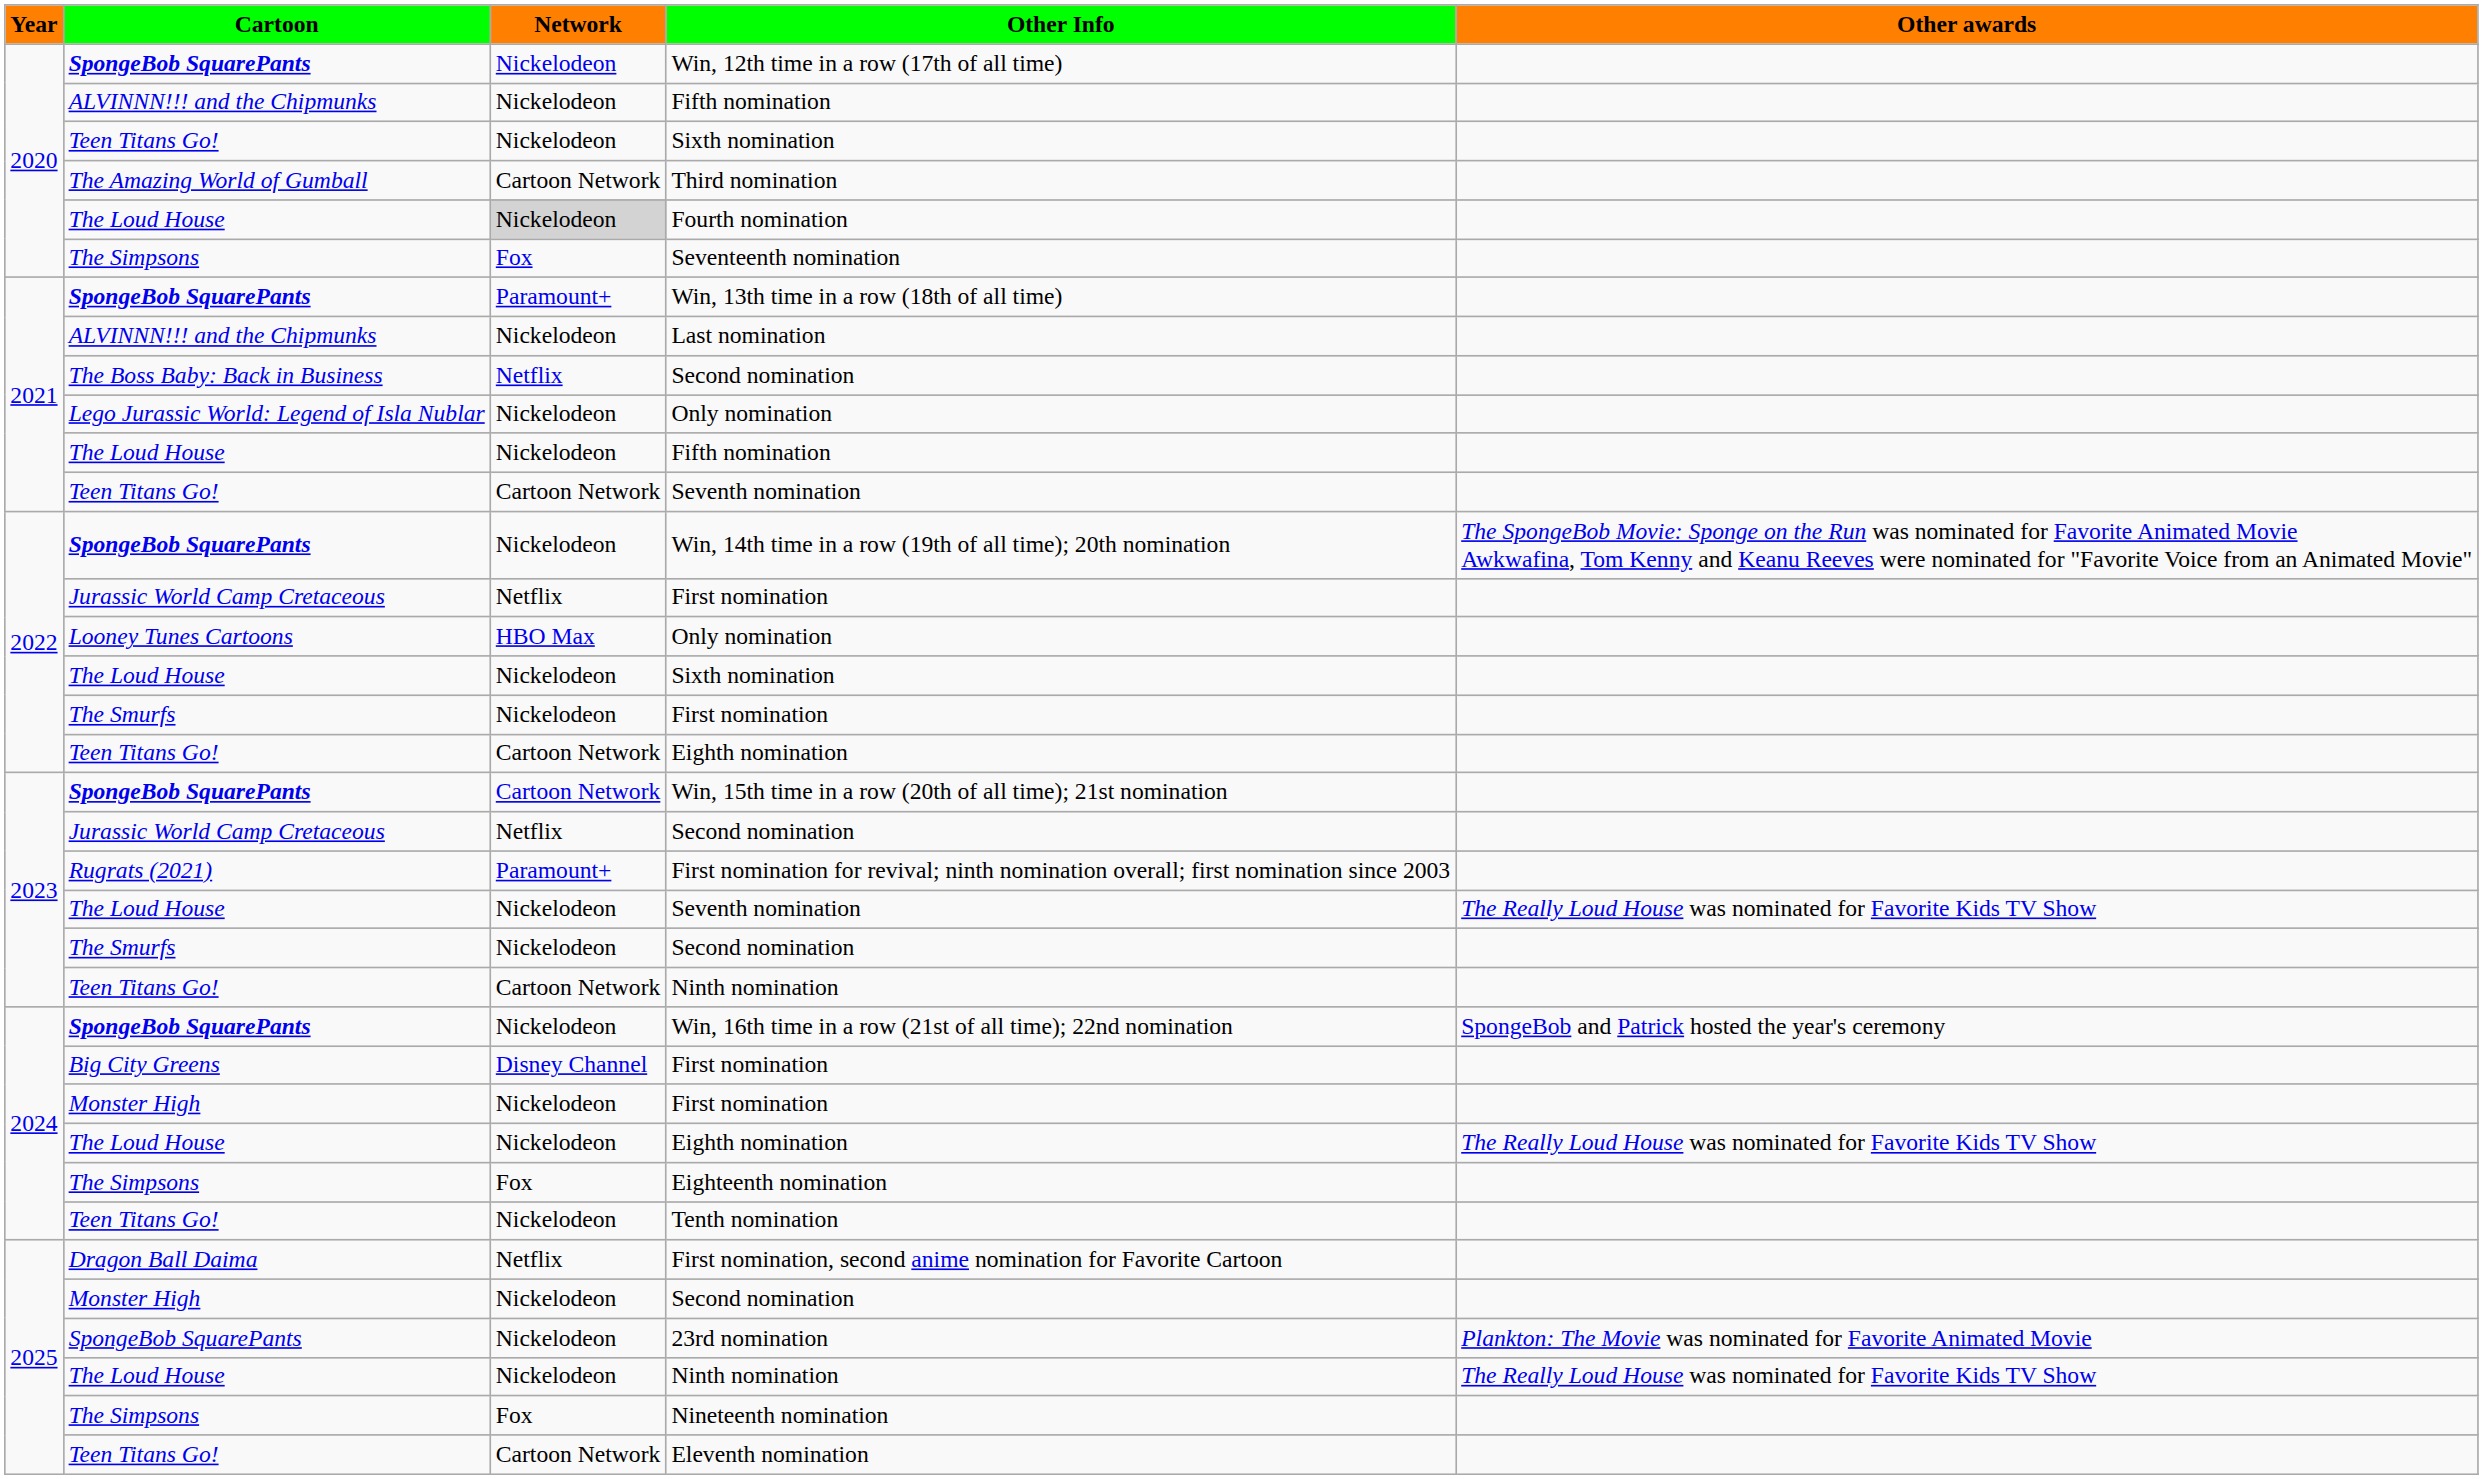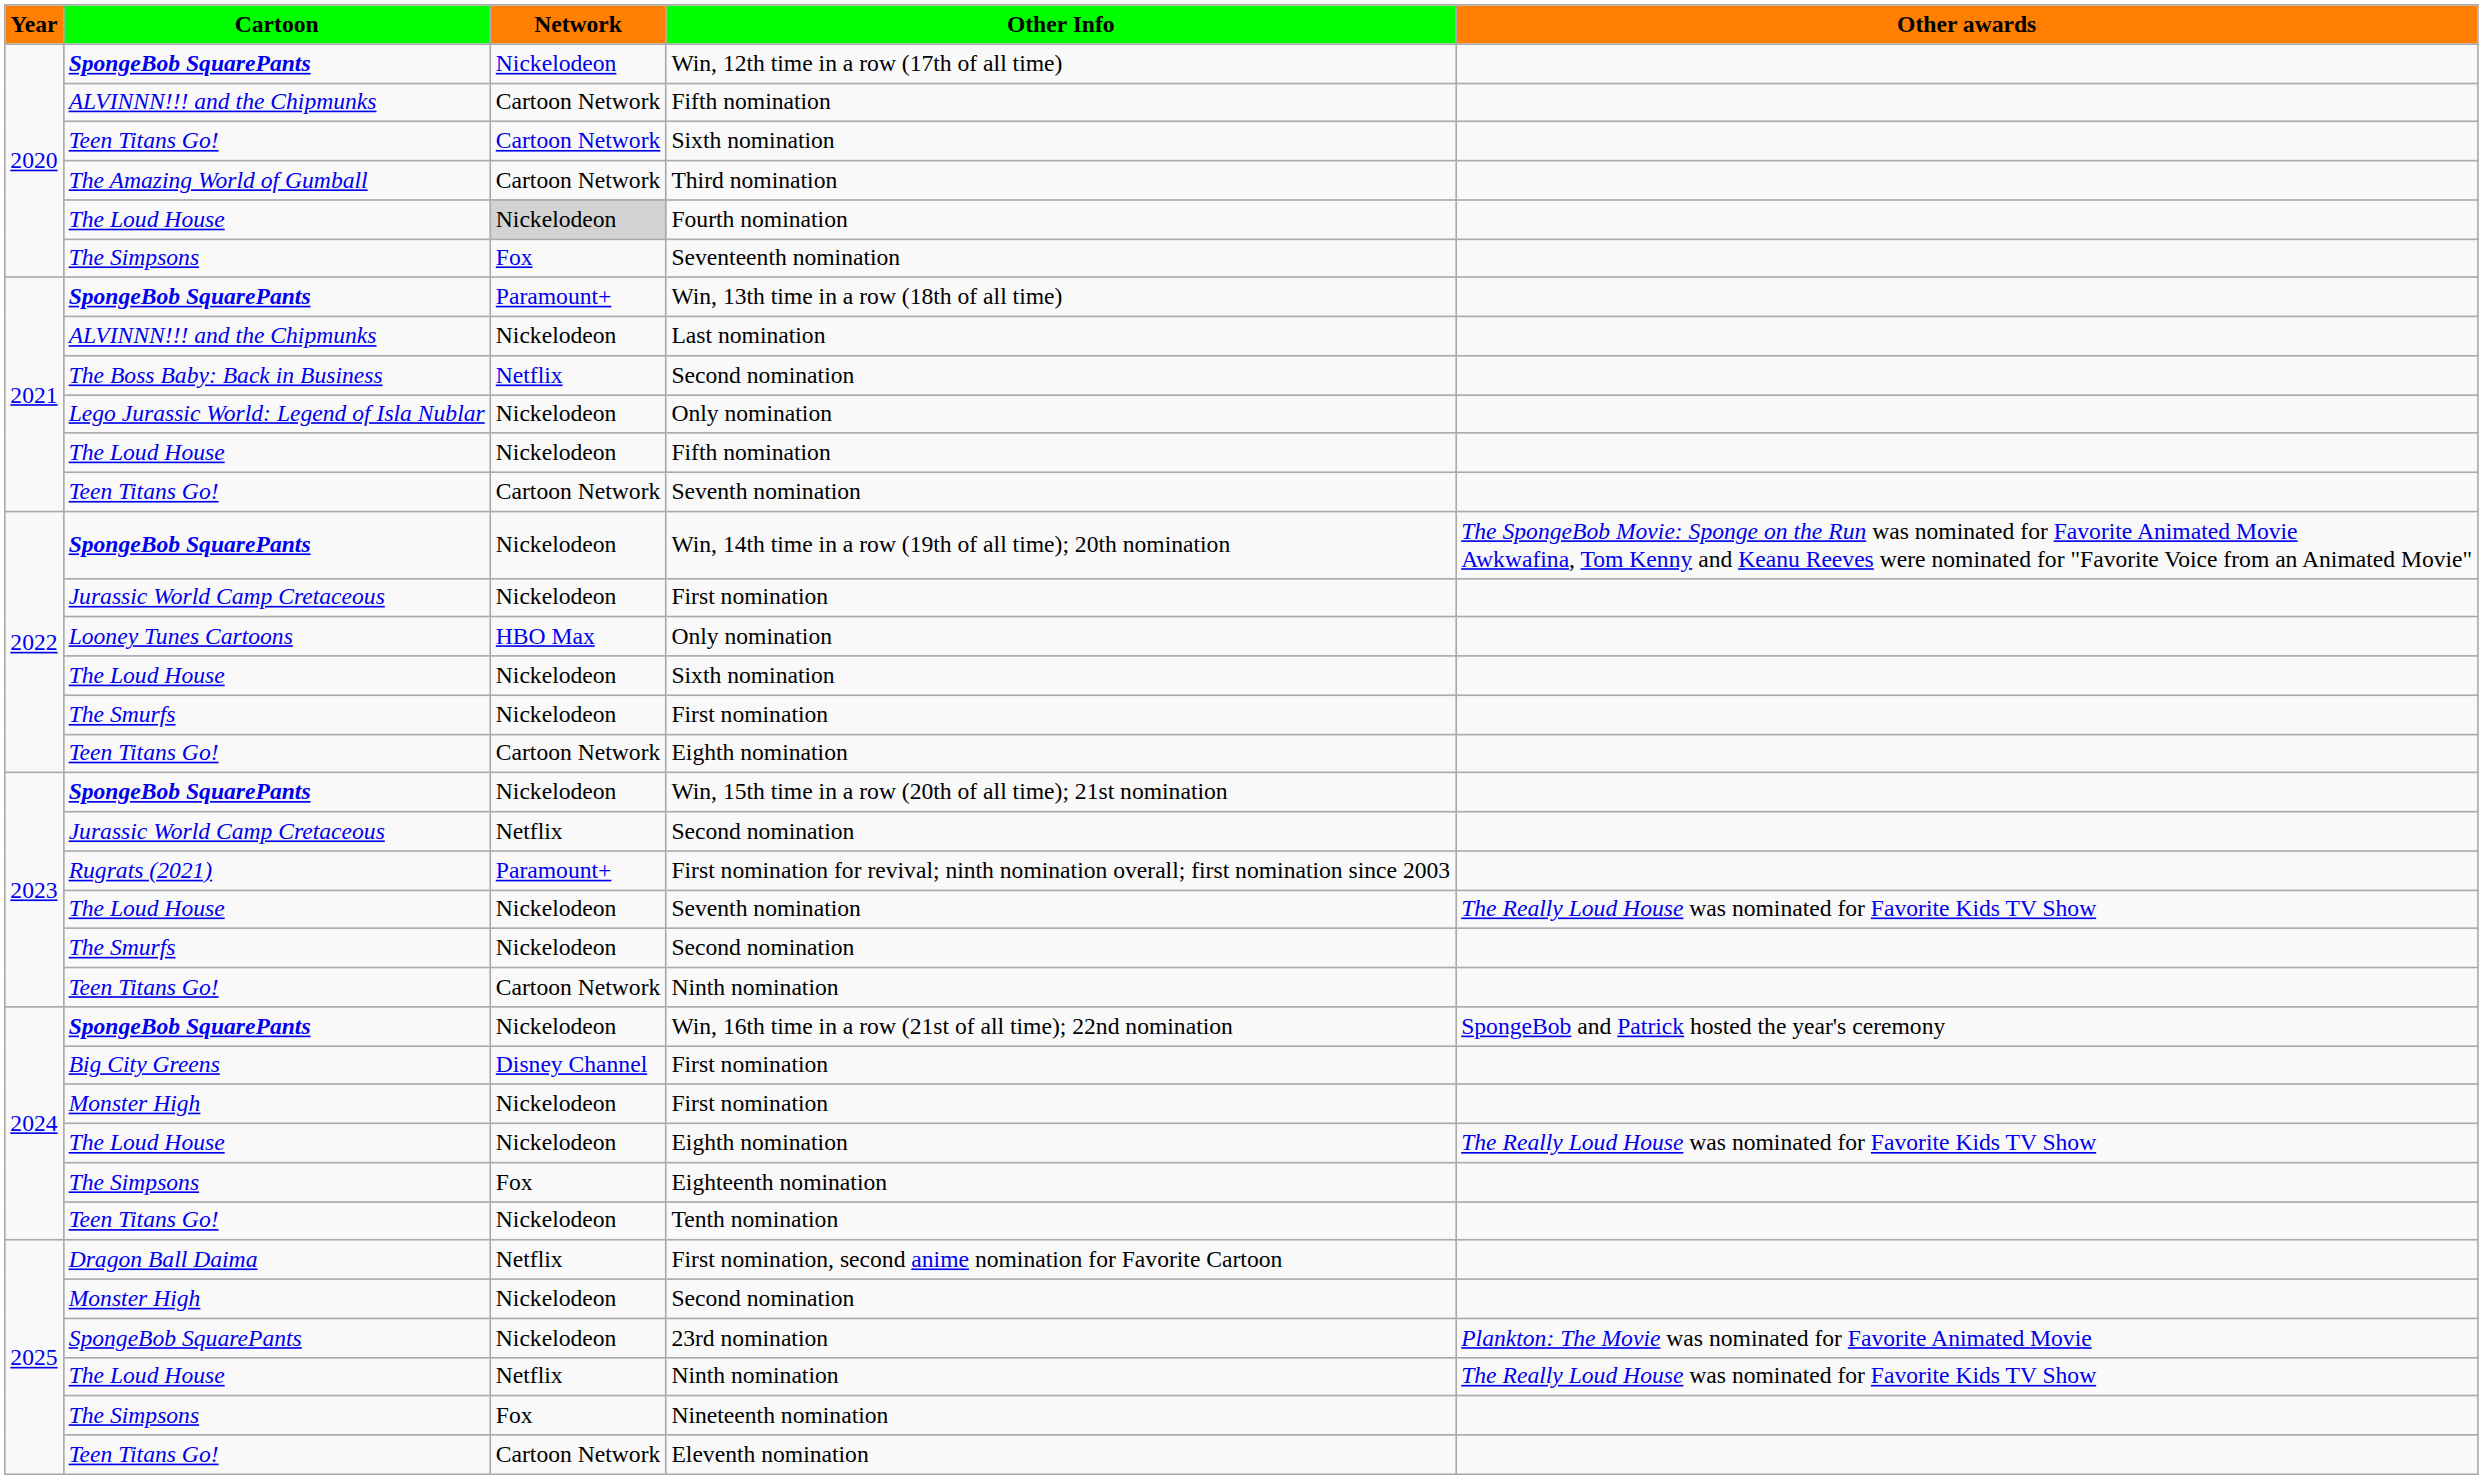(556, 102) Nickelodeon -> (578, 102) Cartoon Network
(556, 141) Nickelodeon -> (578, 141) Cartoon Network
(529, 597) Netflix -> (556, 597) Nickelodeon
(578, 792) Cartoon Network -> (556, 792) Nickelodeon
(556, 1376) Nickelodeon -> (529, 1376) Netflix
